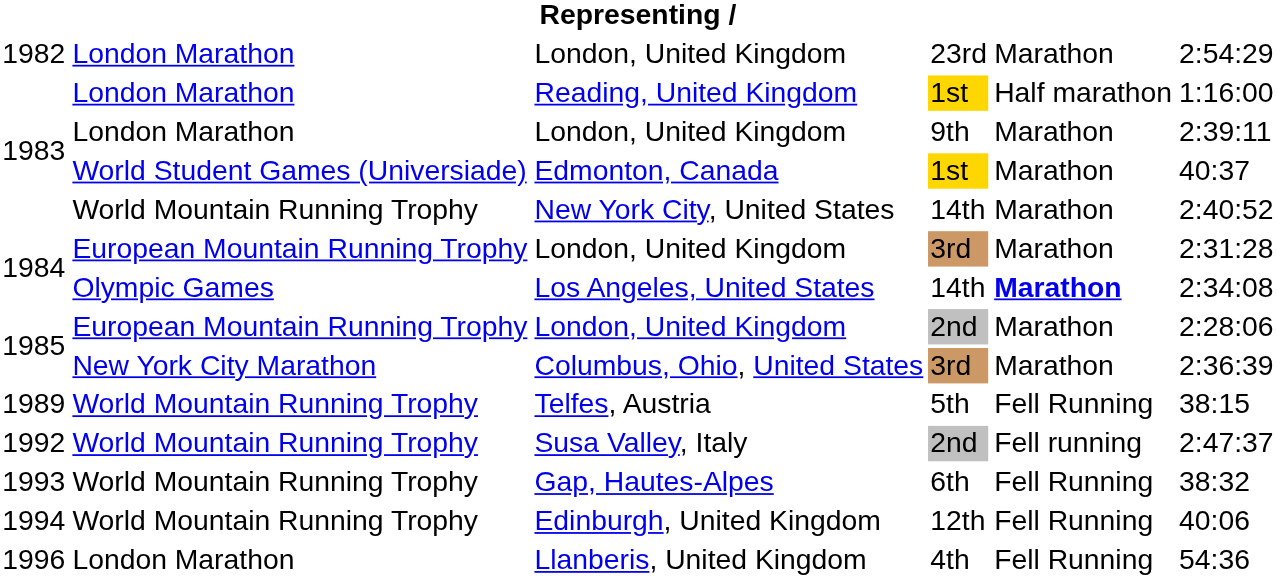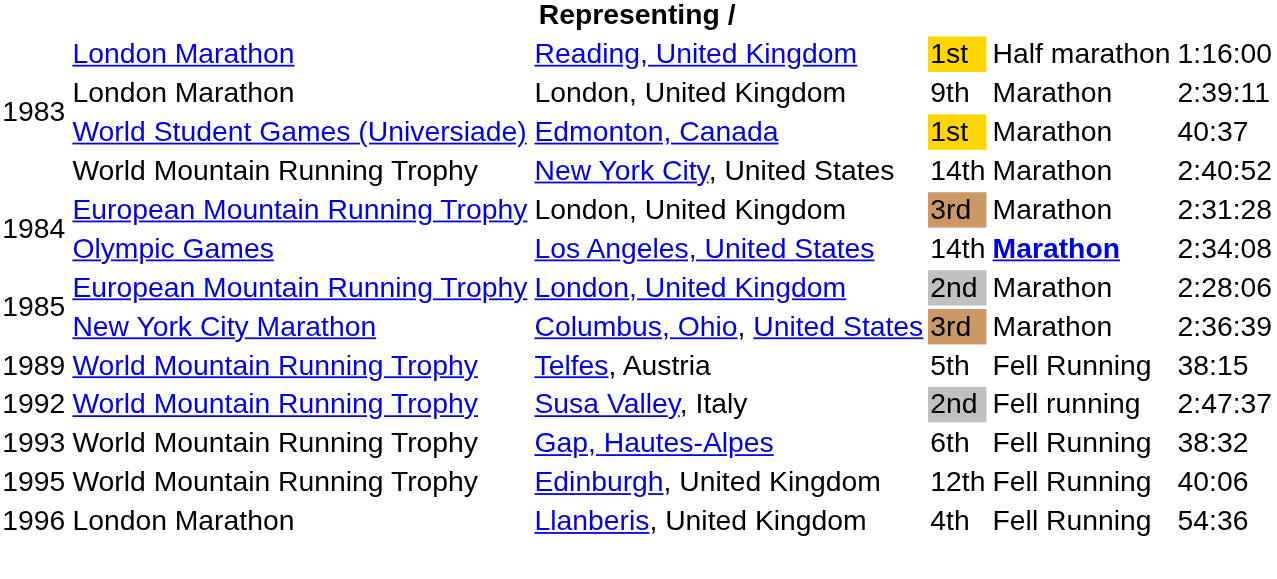- row: (690, 53)
(34, 521) 1994 -> (34, 482) 1995
